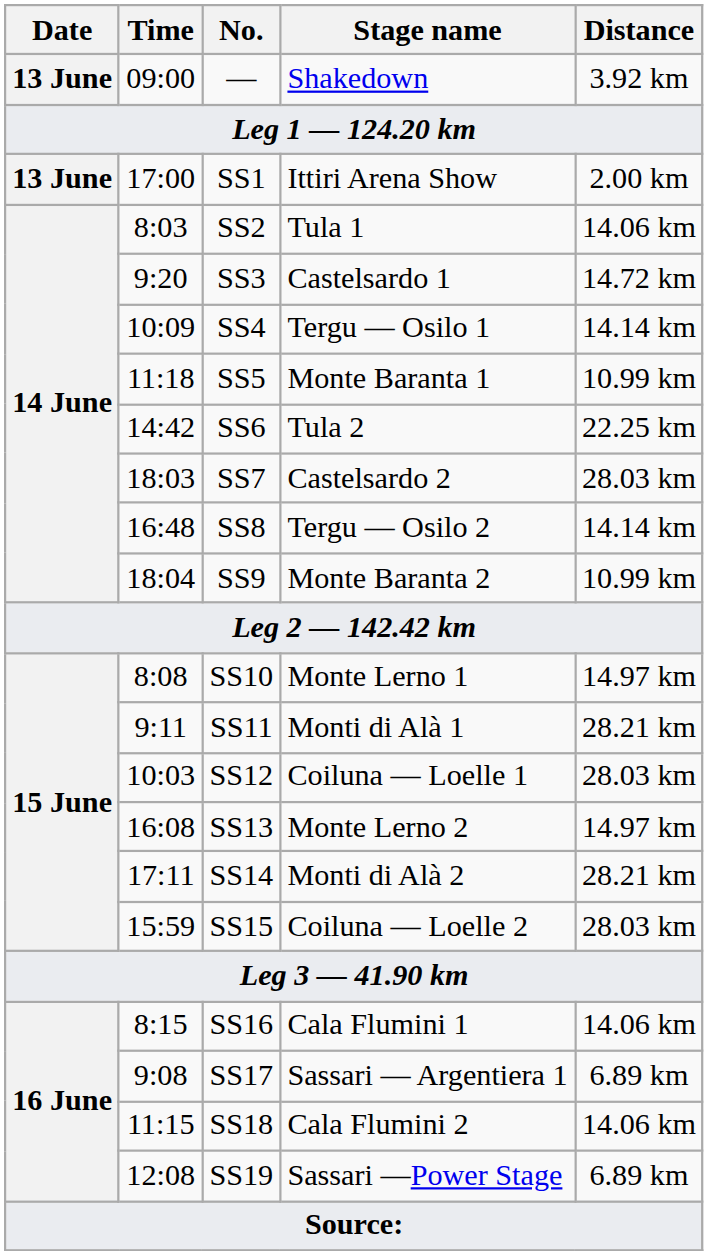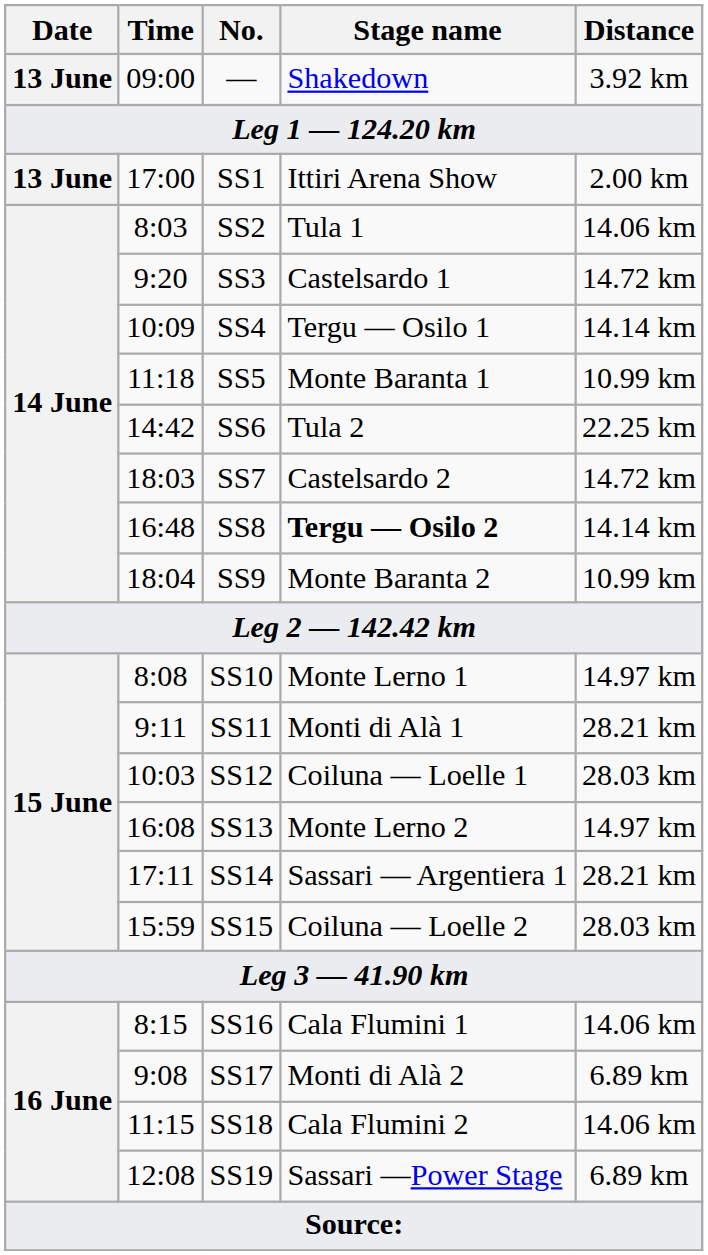(639, 477) 28.03 km -> (639, 477) 14.72 km
(389, 527) normal -> (393, 527) bold
(376, 875) Monti di Alà 2 -> (428, 875) Sassari — Argentiera 1
(428, 1075) Sassari — Argentiera 1 -> (376, 1075) Monti di Alà 2
